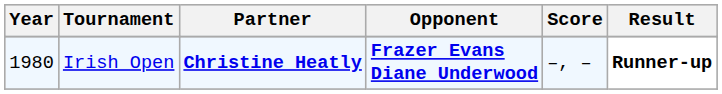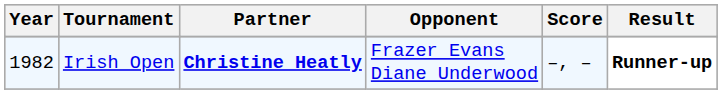(32, 62) 1980 -> (32, 62) 1982
(454, 62) bold -> (454, 62) normal
